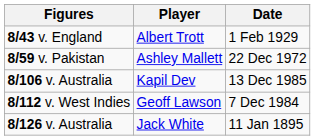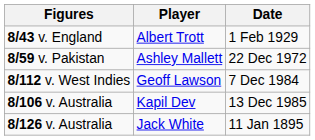rows swapped: (60, 80) <-> (69, 102)
